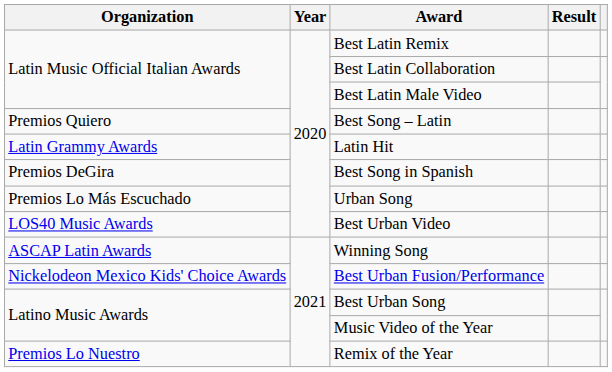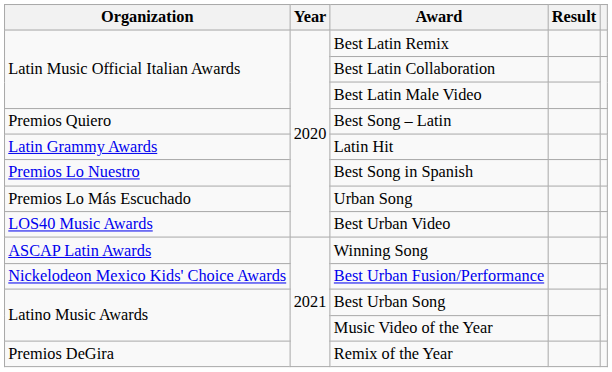(61, 172) Premios DeGira -> (74, 172) Premios Lo Nuestro
(74, 353) Premios Lo Nuestro -> (61, 353) Premios DeGira
